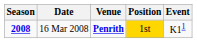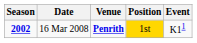(21, 29) 2008 -> (21, 29) 2002
